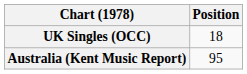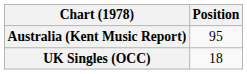rows swapped: (97, 58) <-> (97, 36)
